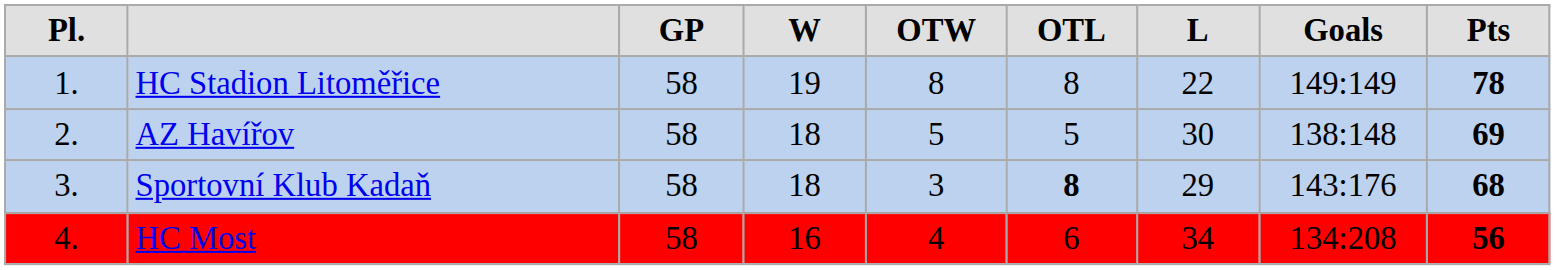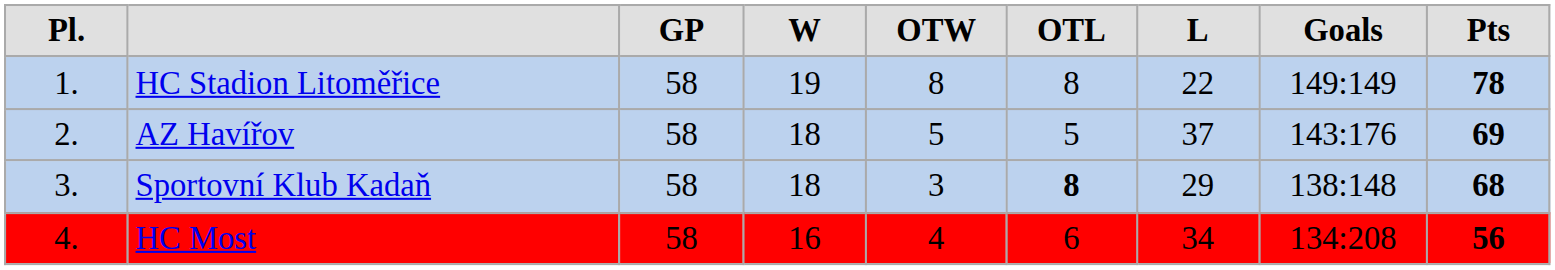(1198, 133) 30 -> (1198, 133) 37
(1343, 133) 138:148 -> (1343, 133) 143:176
(1343, 185) 143:176 -> (1343, 185) 138:148
